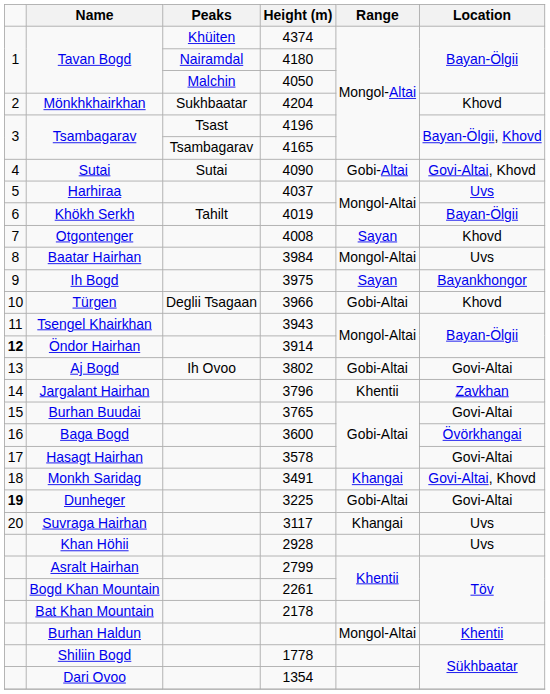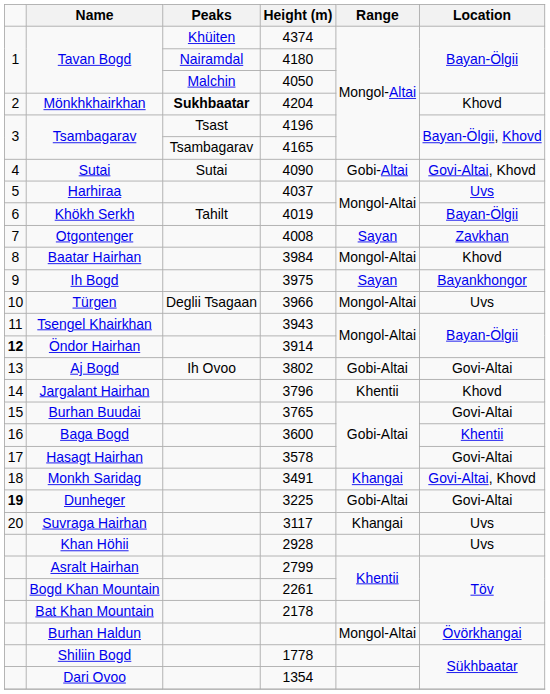(212, 103) normal -> (212, 103) bold
(482, 236) Khovd -> (482, 236) Zavkhan
(482, 258) Uvs -> (482, 258) Khovd
(377, 302) Gobi-Altai -> (377, 302) Mongol-Altai
(482, 302) Khovd -> (482, 302) Uvs
(482, 390) Zavkhan -> (482, 390) Khovd
(482, 434) Övörkhangai -> (482, 434) Khentii
(482, 633) Khentii -> (482, 633) Övörkhangai
